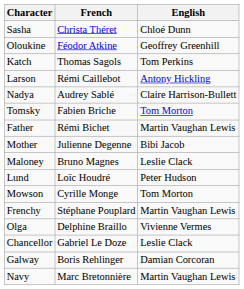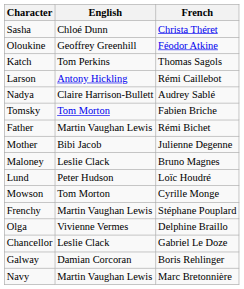columns swapped: (96, 12) <-> (188, 12)
